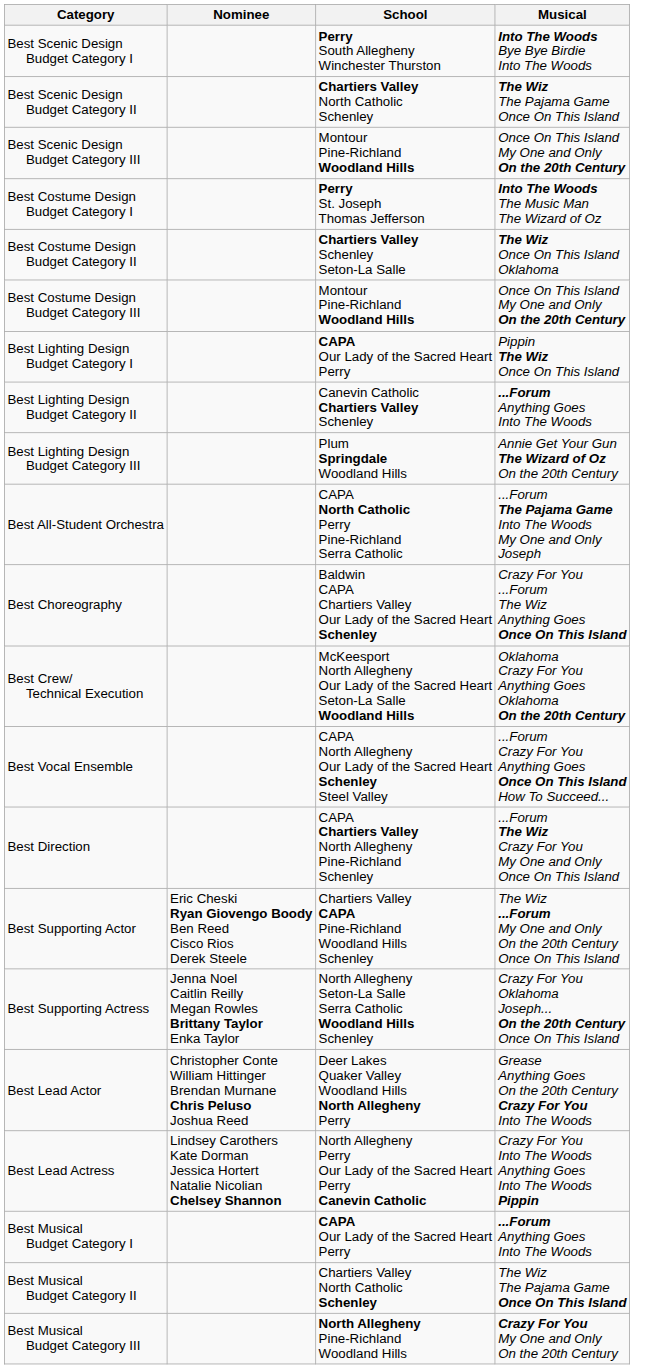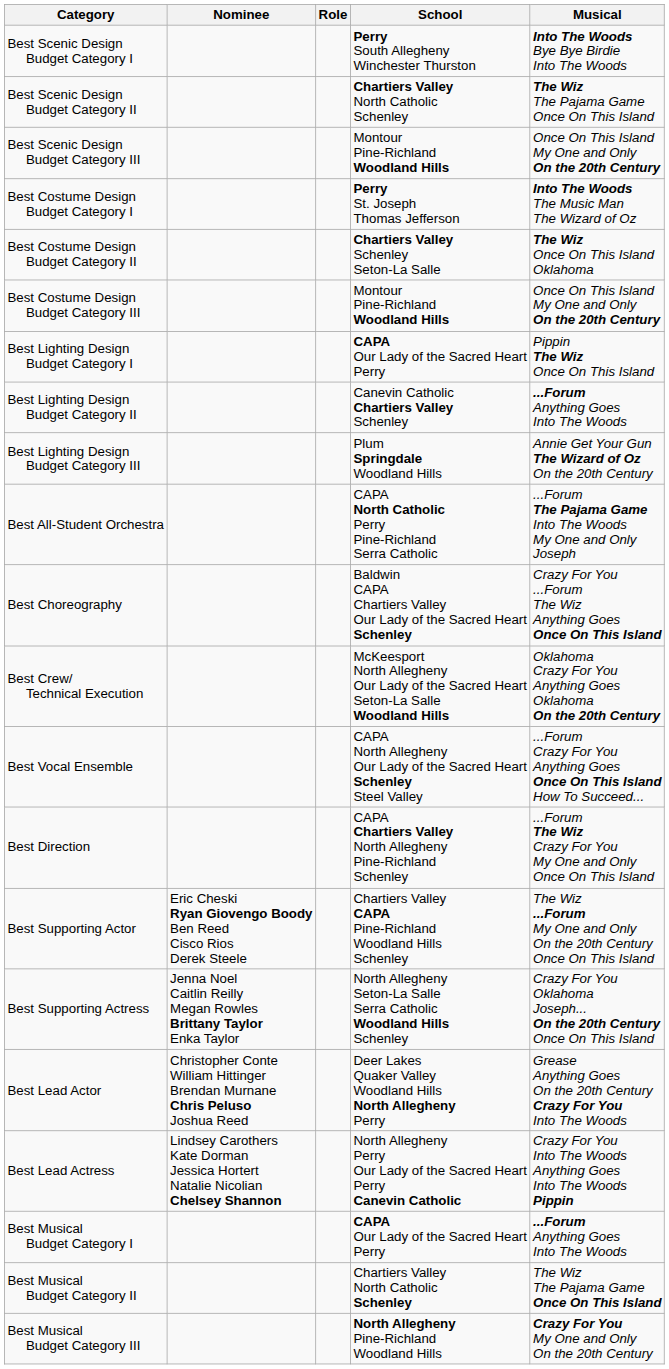+ column: (333, 15)
